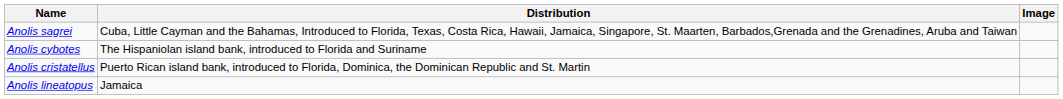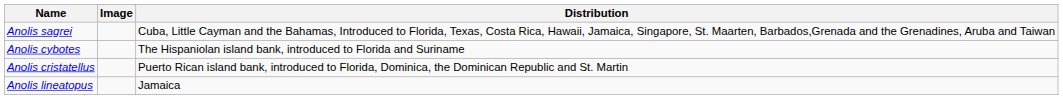columns swapped: (1039, 13) <-> (559, 13)
